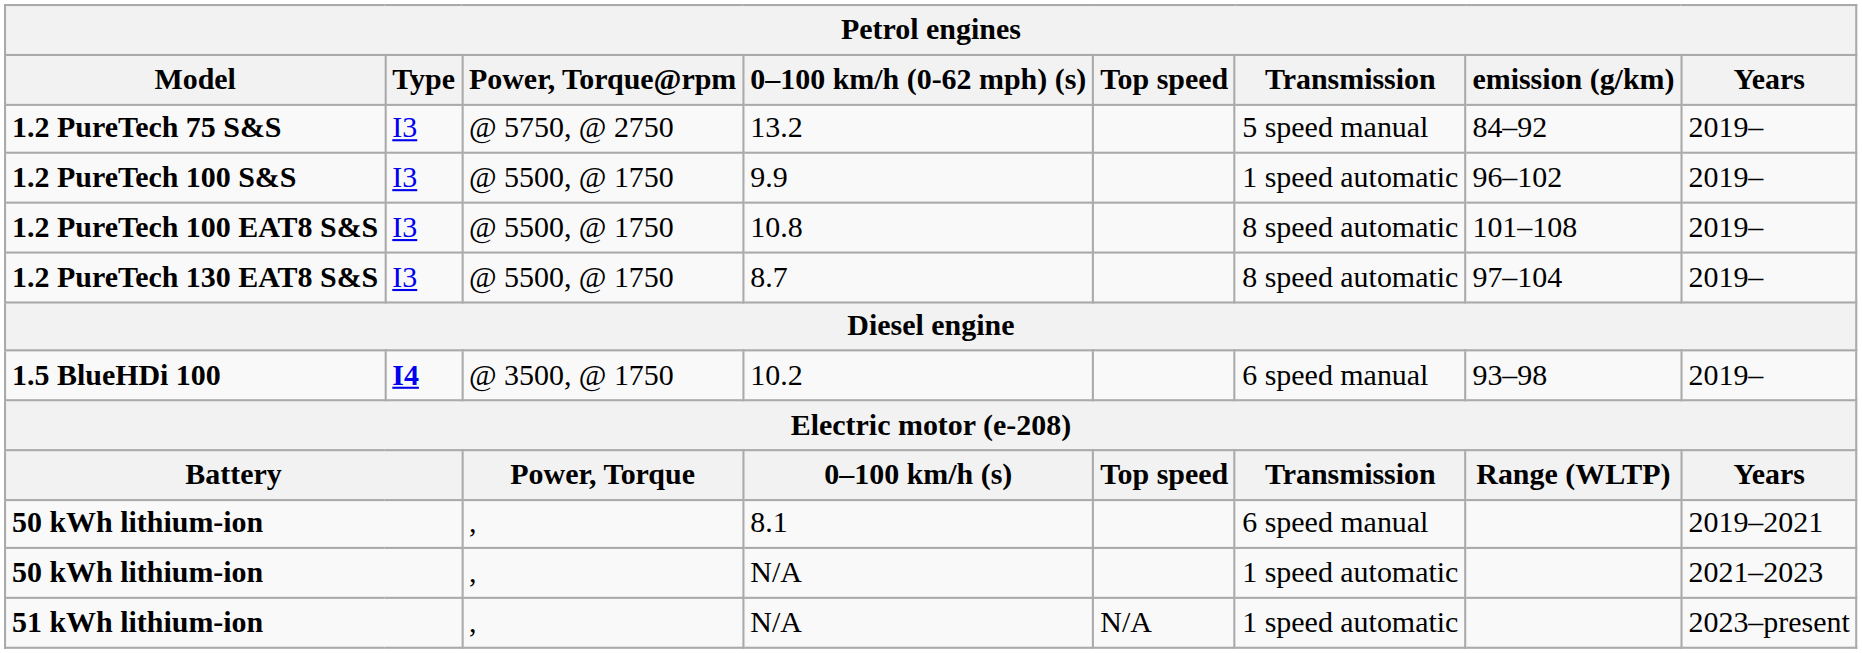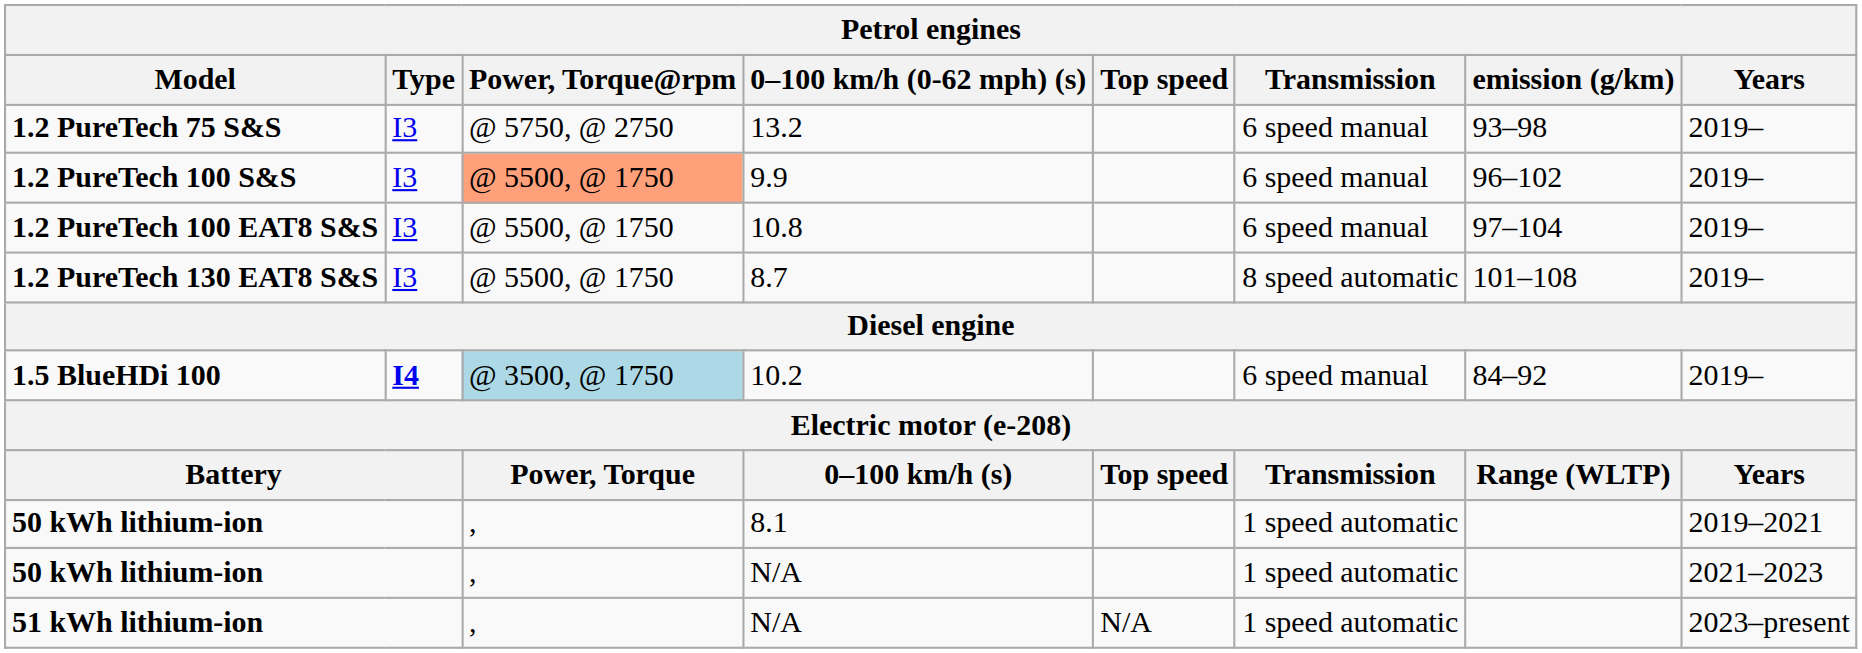(1335, 128) 5 speed manual -> (1335, 128) 6 speed manual
(1510, 128) 84–92 -> (1510, 128) 93–98
(571, 177) no background -> (571, 177) lightsalmon background
(1350, 177) 1 speed automatic -> (1335, 177) 6 speed manual
(1350, 227) 8 speed automatic -> (1335, 227) 6 speed manual
(1525, 227) 101–108 -> (1517, 227) 97–104
(1517, 276) 97–104 -> (1525, 276) 101–108
(571, 375) no background -> (571, 375) lightblue background
(1510, 375) 93–98 -> (1510, 375) 84–92
(1335, 523) 6 speed manual -> (1350, 523) 1 speed automatic
